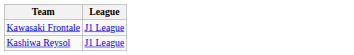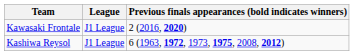+ column: (238, 12)
